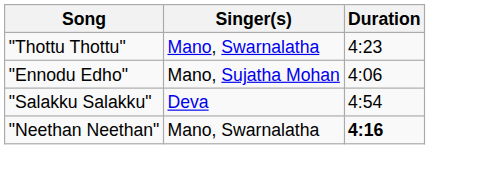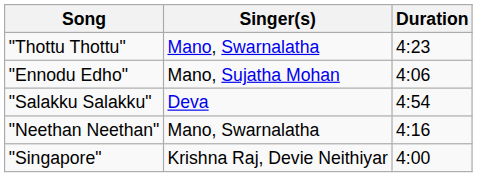(366, 130) bold -> (413, 130) normal
+ row: (55, 158)
